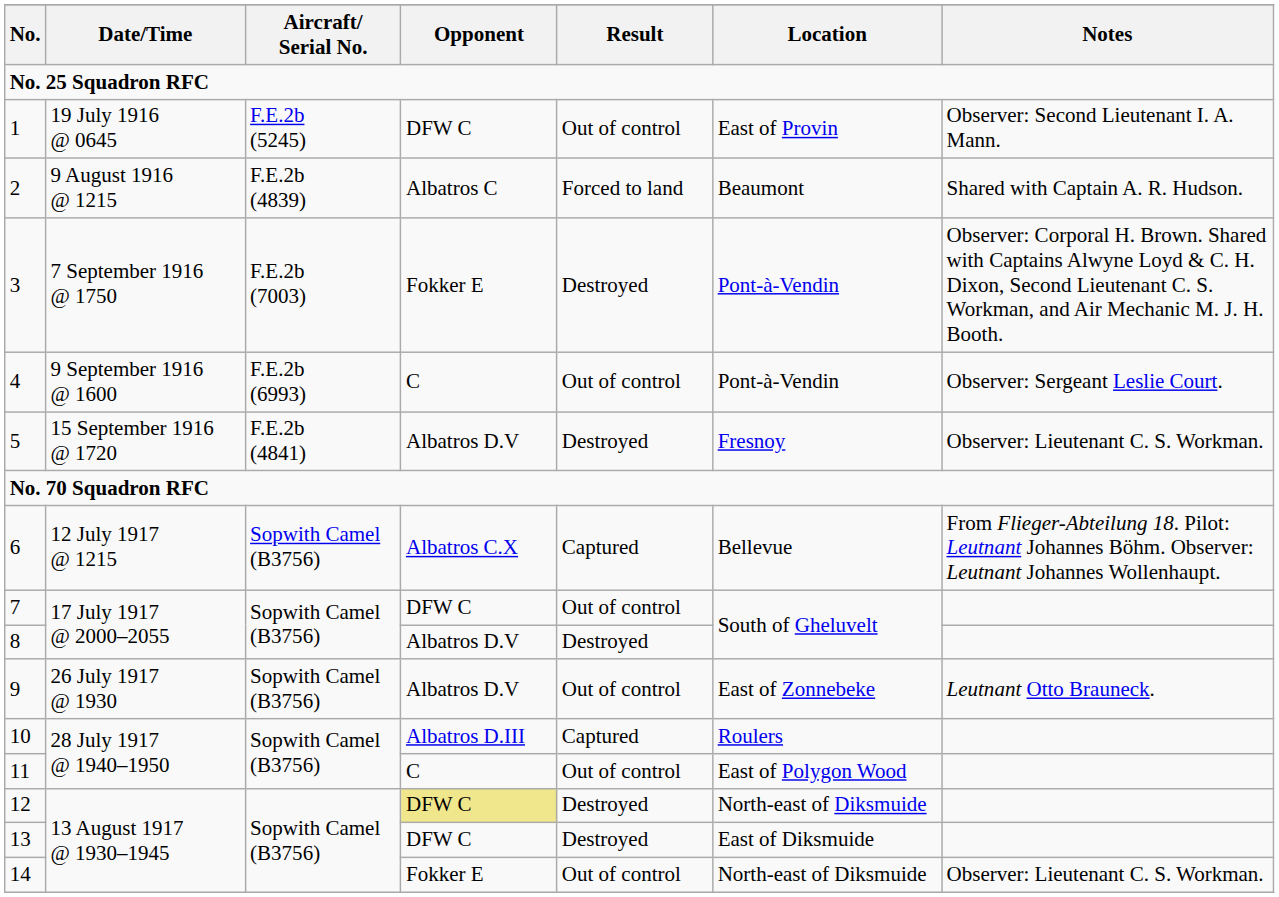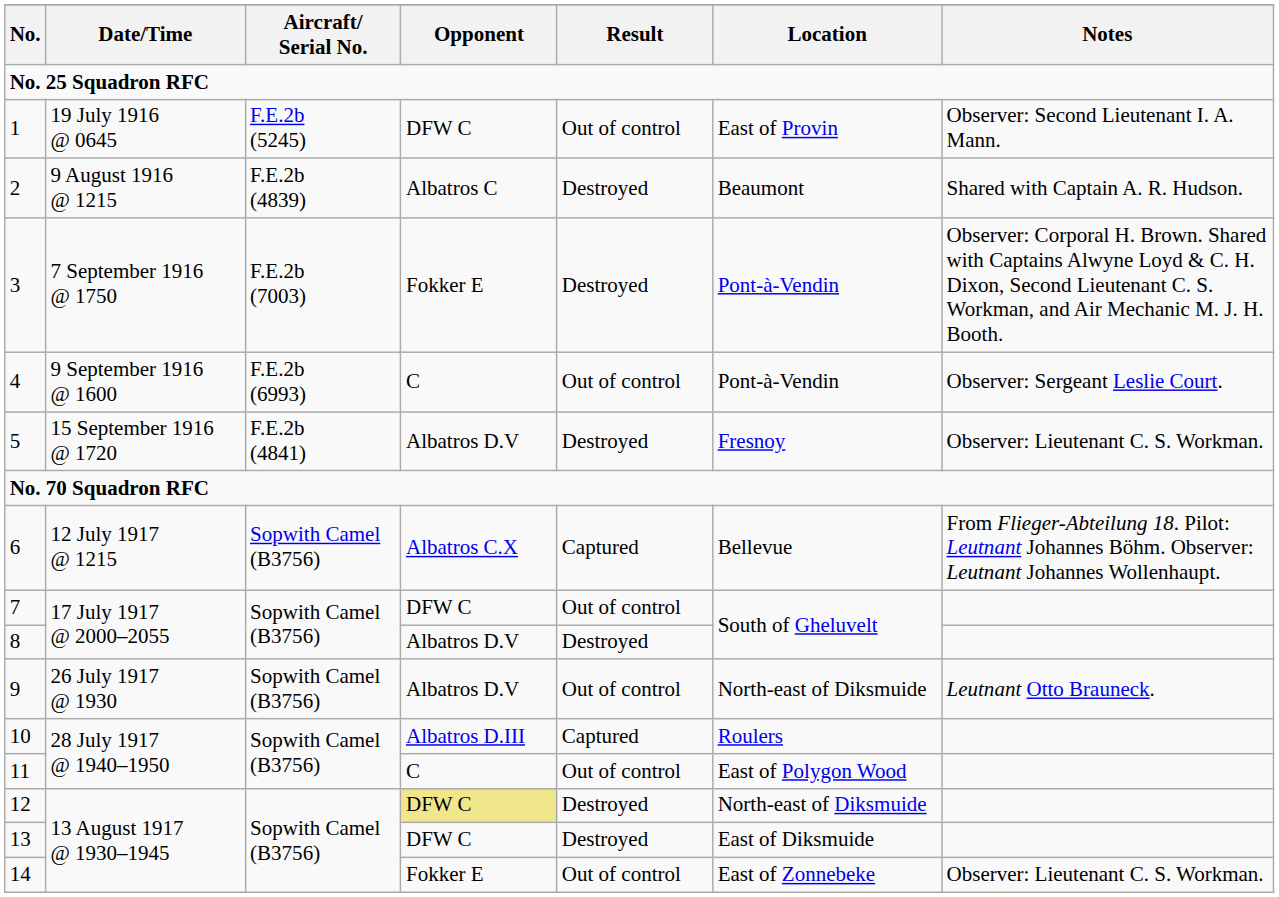(623, 188) Forced to land -> (605, 188) Destroyed
(796, 689) East of Zonnebeke -> (822, 689) North-east of Diksmuide
(822, 874) North-east of Diksmuide -> (796, 874) East of Zonnebeke
